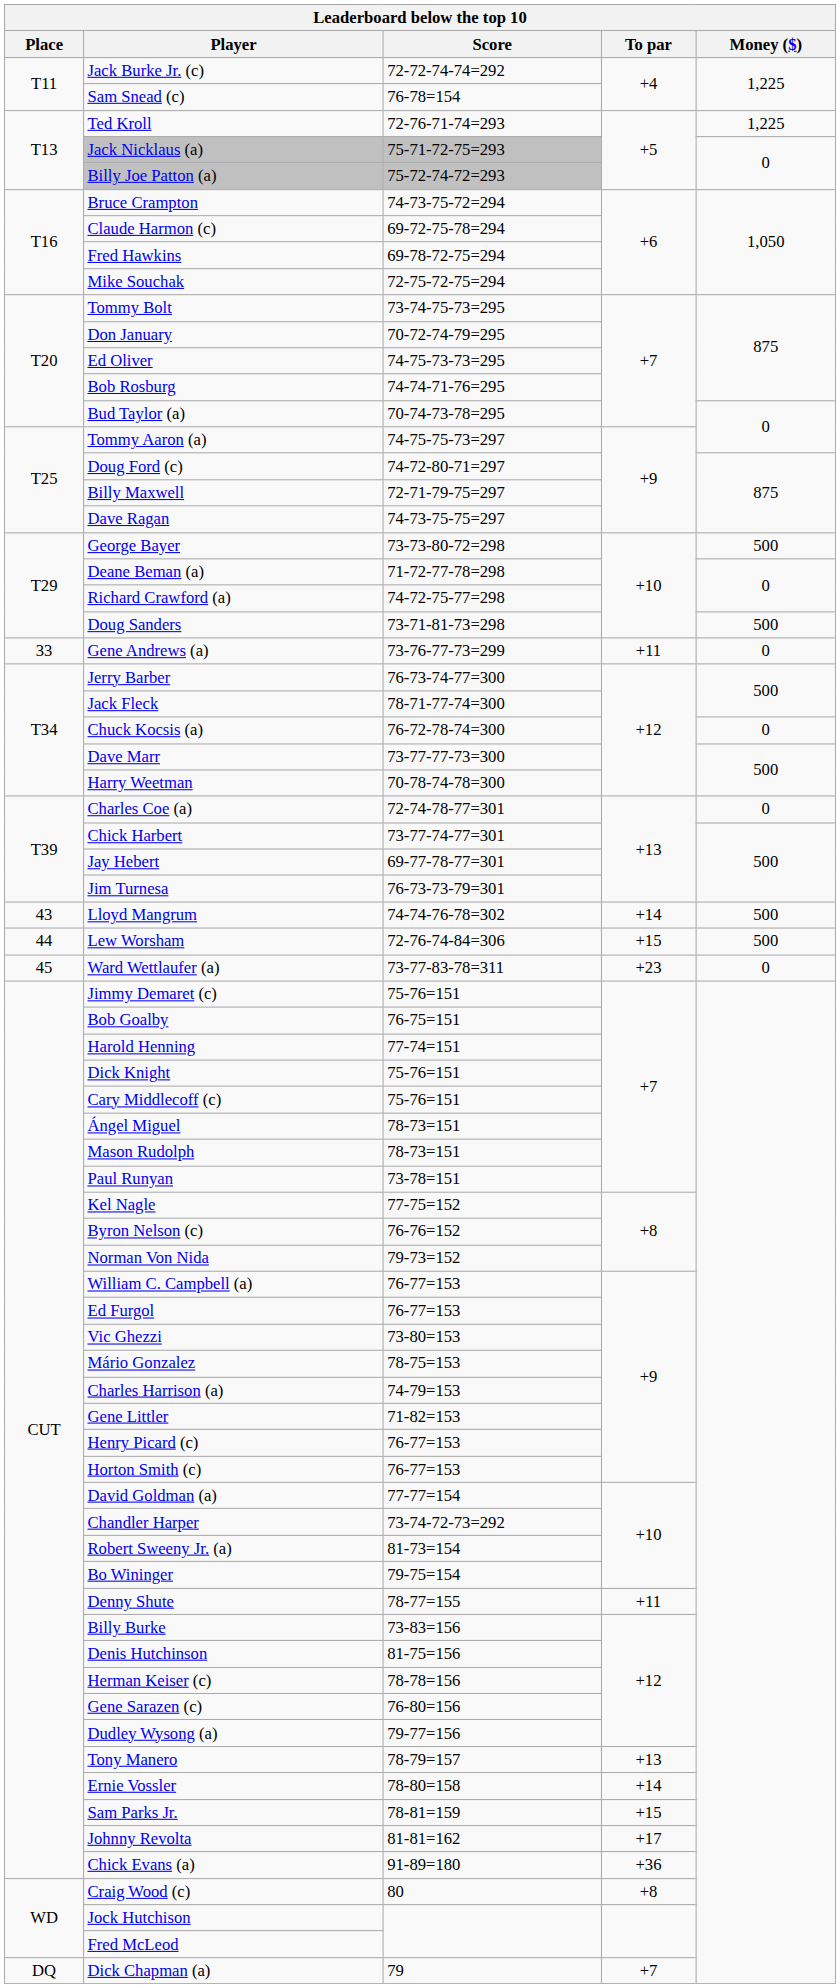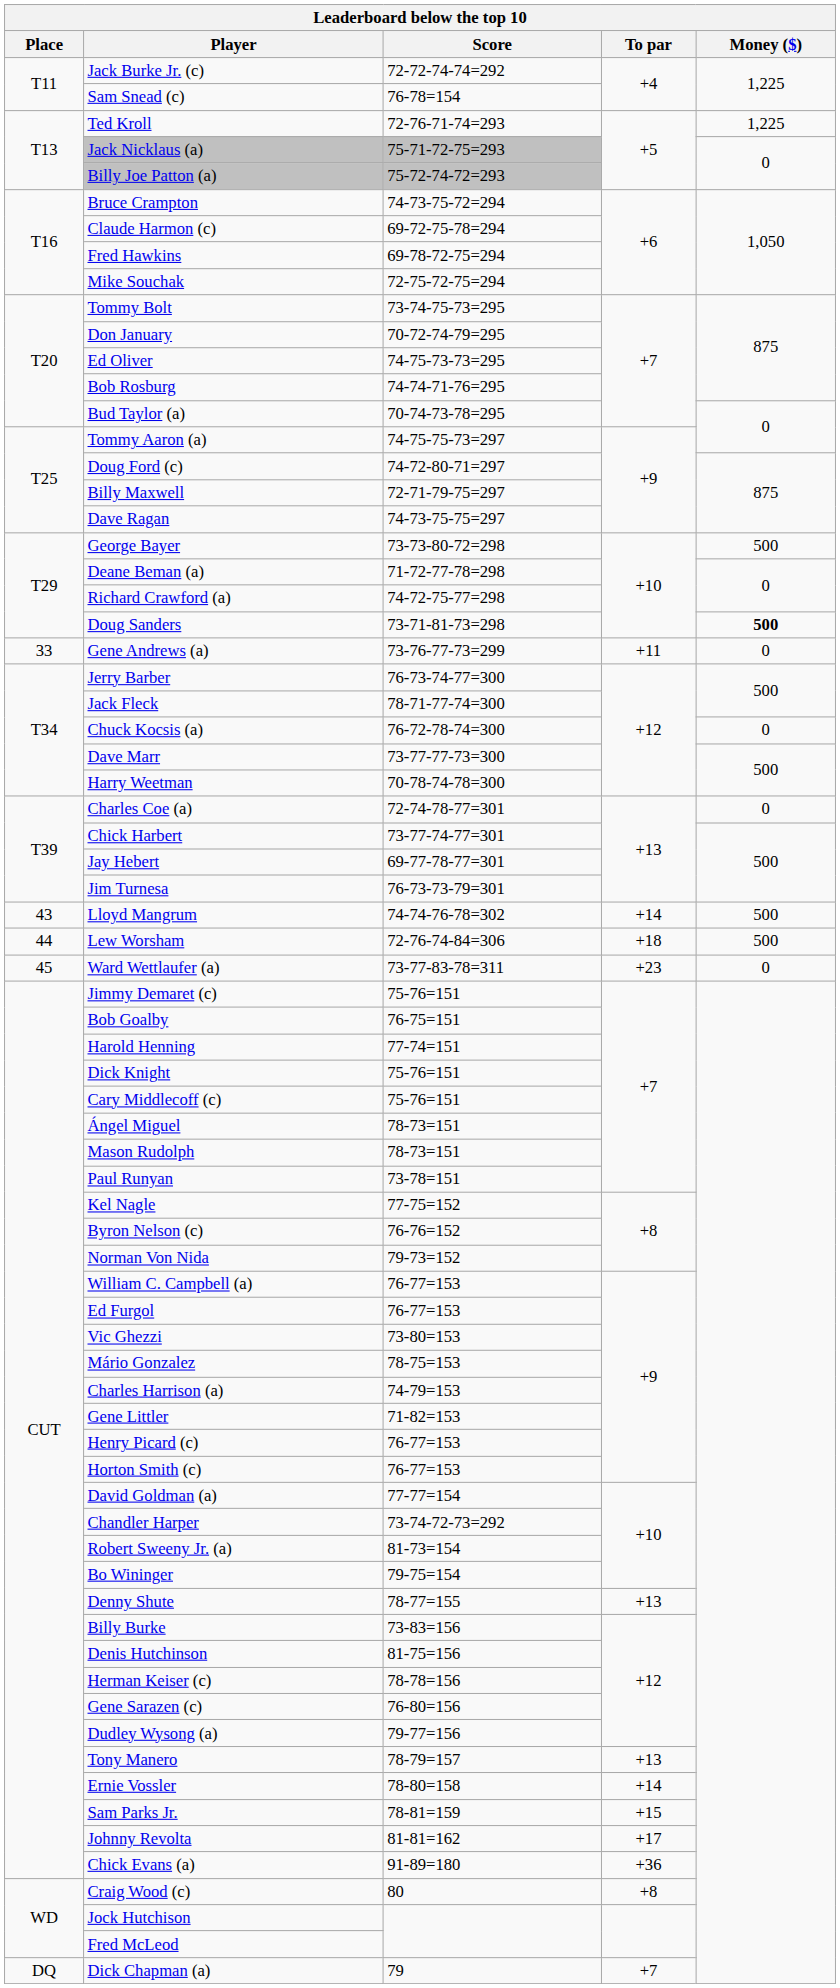(766, 624) normal -> (766, 624) bold
(648, 941) +15 -> (648, 941) +18
(648, 1601) +11 -> (648, 1601) +13
